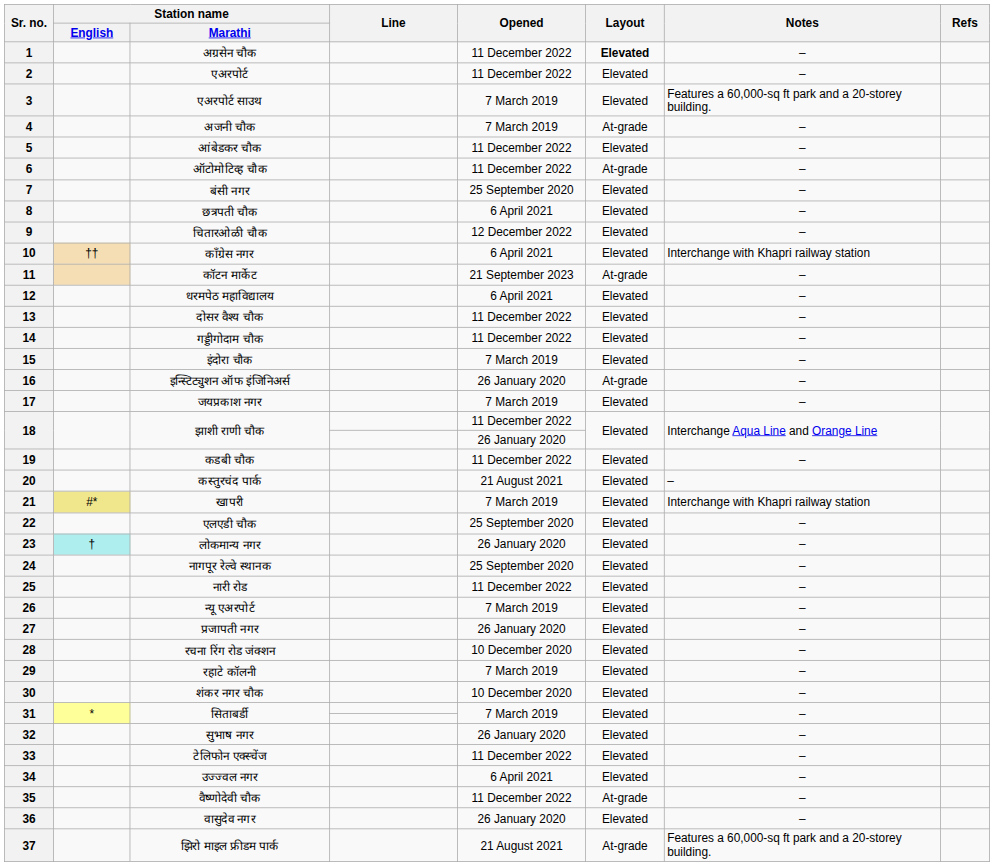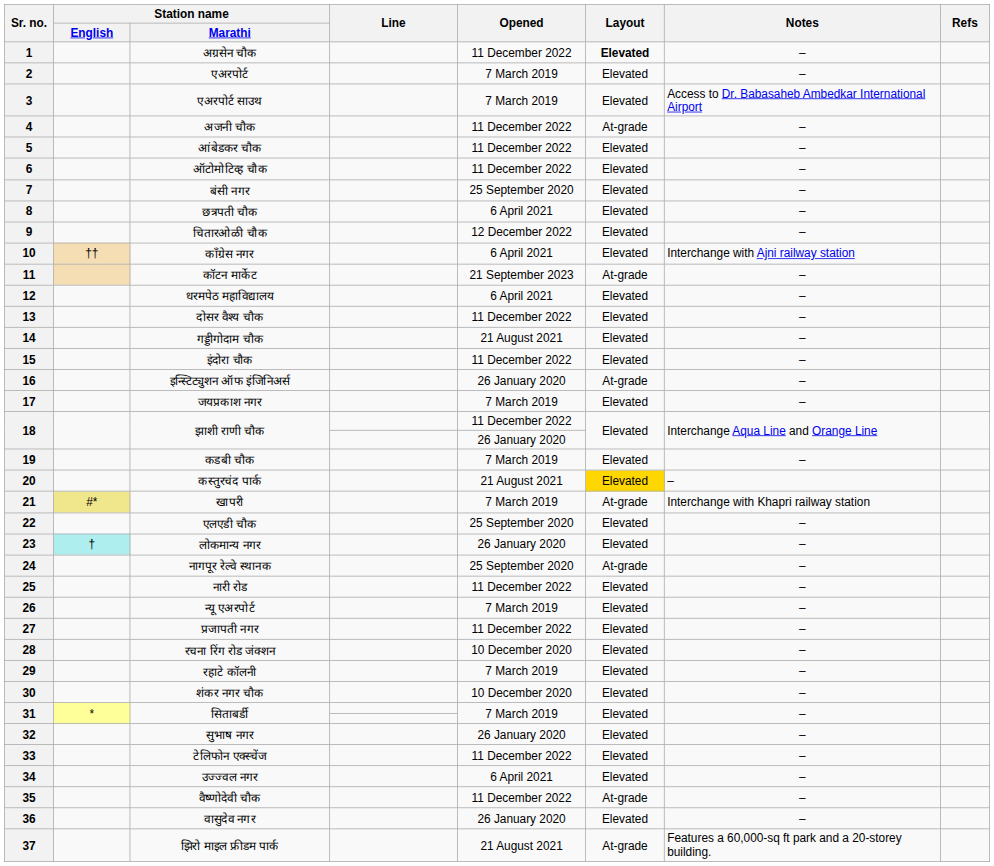(522, 74) 11 December 2022 -> (522, 74) 7 March 2019
(784, 100) Features a 60,000-sq ft park and a 20-storey building. -> (796, 100) Access to Dr. Babasaheb Ambedkar International Airport
(522, 127) 7 March 2019 -> (522, 127) 11 December 2022
(625, 169) At-grade -> (625, 169) Elevated
(769, 254) Interchange with Khapri railway station -> (761, 254) Interchange with Ajni railway station
(522, 338) 11 December 2022 -> (522, 338) 21 August 2021
(522, 359) 7 March 2019 -> (522, 359) 11 December 2022
(522, 460) 11 December 2022 -> (522, 460) 7 March 2019
(625, 481) no background -> (625, 481) gold background
(625, 502) Elevated -> (625, 502) At-grade
(625, 566) Elevated -> (625, 566) At-grade
(522, 629) 26 January 2020 -> (522, 629) 11 December 2022
